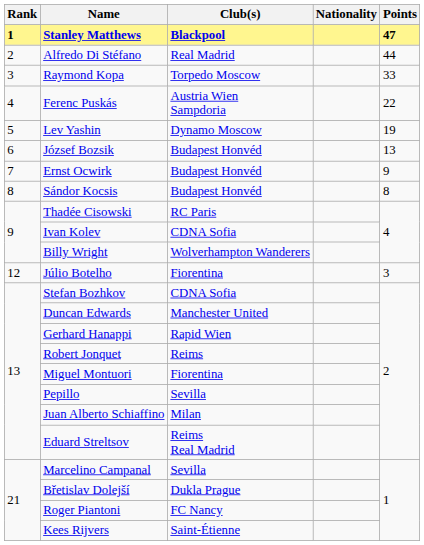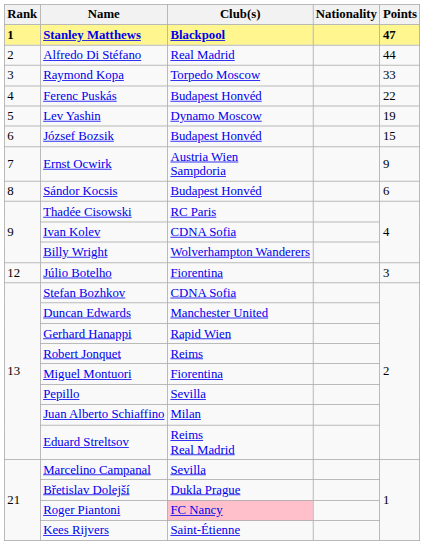(204, 103) Austria Wien Sampdoria -> (216, 95) Budapest Honvéd
(389, 150) 13 -> (389, 136) 15
(216, 171) Budapest Honvéd -> (204, 163) Austria Wien Sampdoria
(386, 191) 8 -> (386, 191) 6
(197, 510) no background -> (197, 510) pink background
